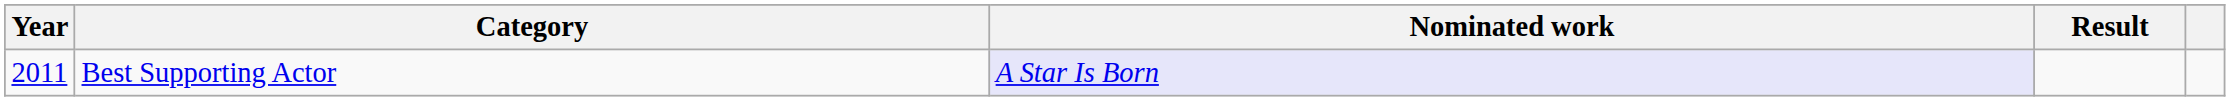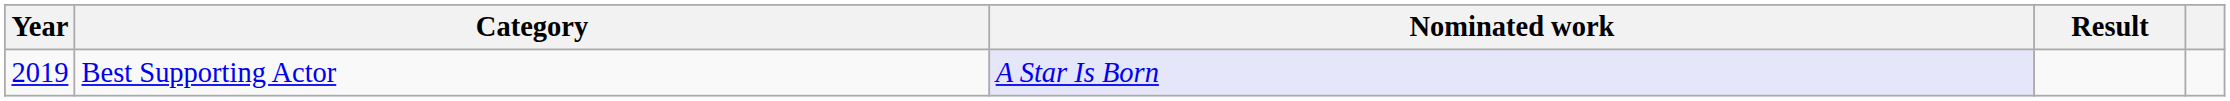(39, 72) 2011 -> (40, 72) 2019
